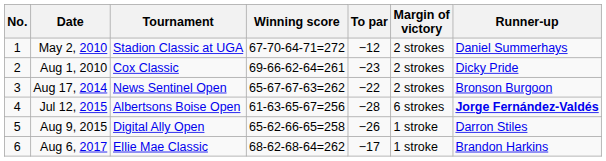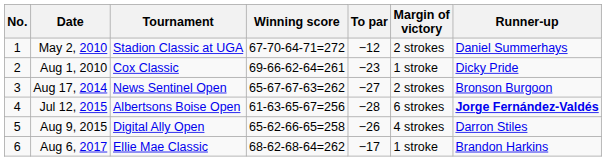(419, 68) 2 strokes -> (416, 68) 1 stroke
(369, 88) −22 -> (369, 88) −27
(416, 127) 1 stroke -> (419, 127) 4 strokes
